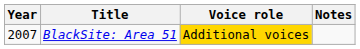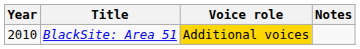(22, 35) 2007 -> (22, 35) 2010
